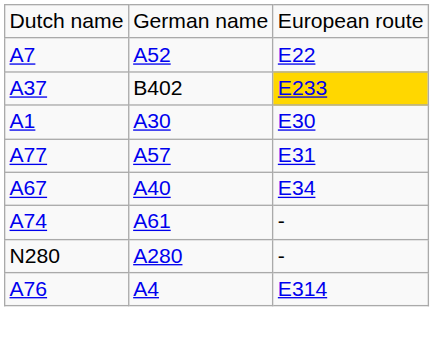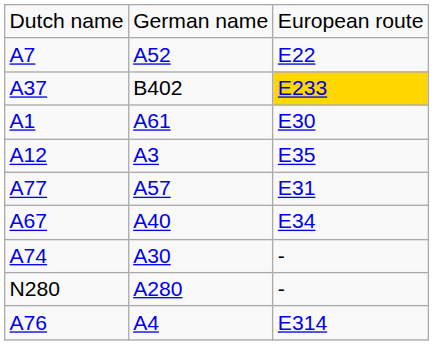(152, 121) A30 -> (152, 121) A61
+ row: (28, 155)
(152, 222) A61 -> (152, 255) A30
